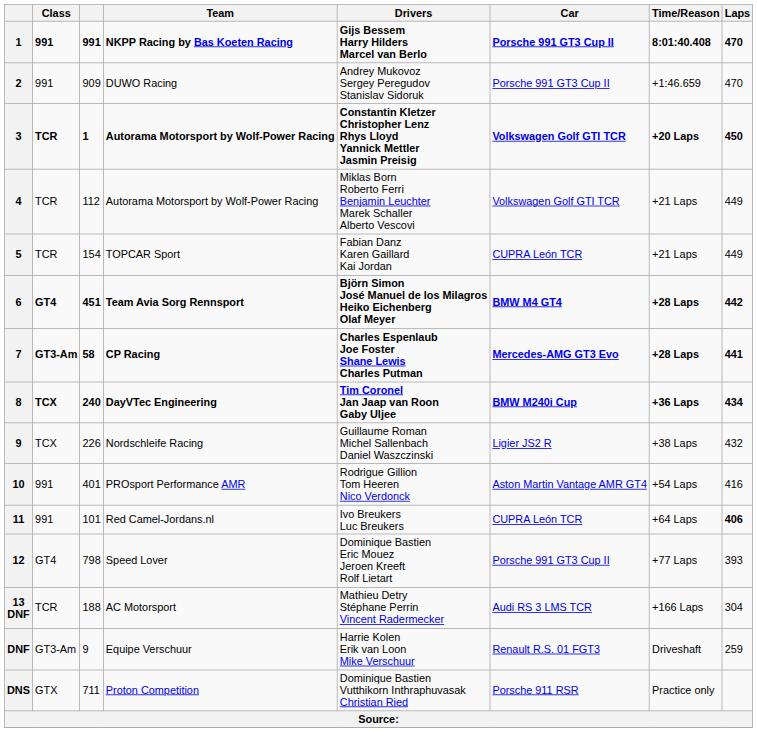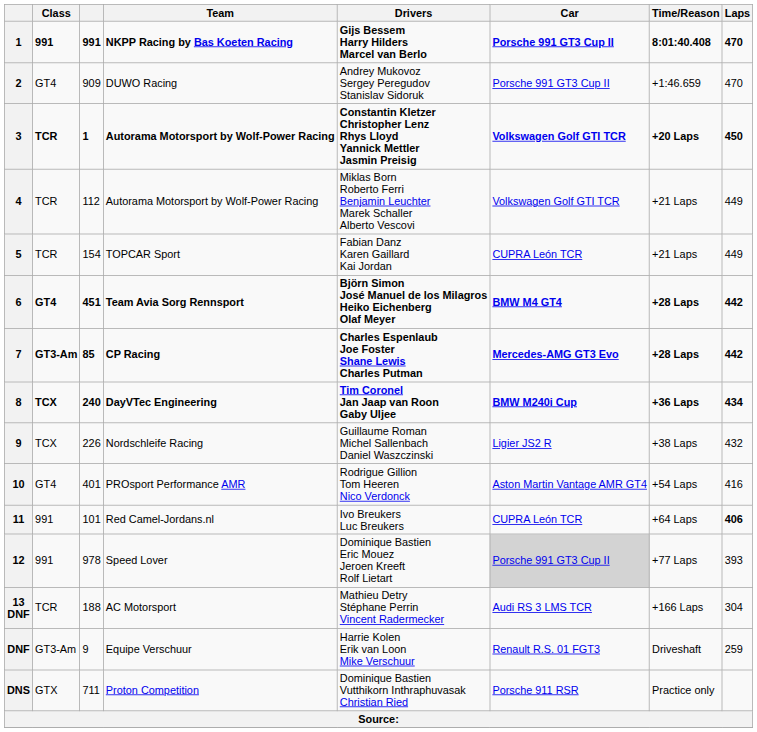(44, 83) 991 -> (46, 83) GT4
(89, 355) 58 -> (89, 355) 85
(734, 355) 441 -> (734, 355) 442
(44, 484) 991 -> (46, 484) GT4
(46, 560) GT4 -> (44, 560) 991
(92, 560) 798 -> (92, 560) 978
(551, 560) no background -> (551, 560) lightgrey background
